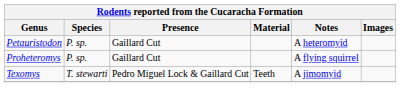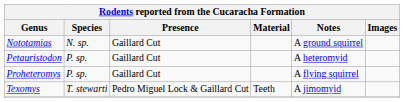+ row: (29, 43)
